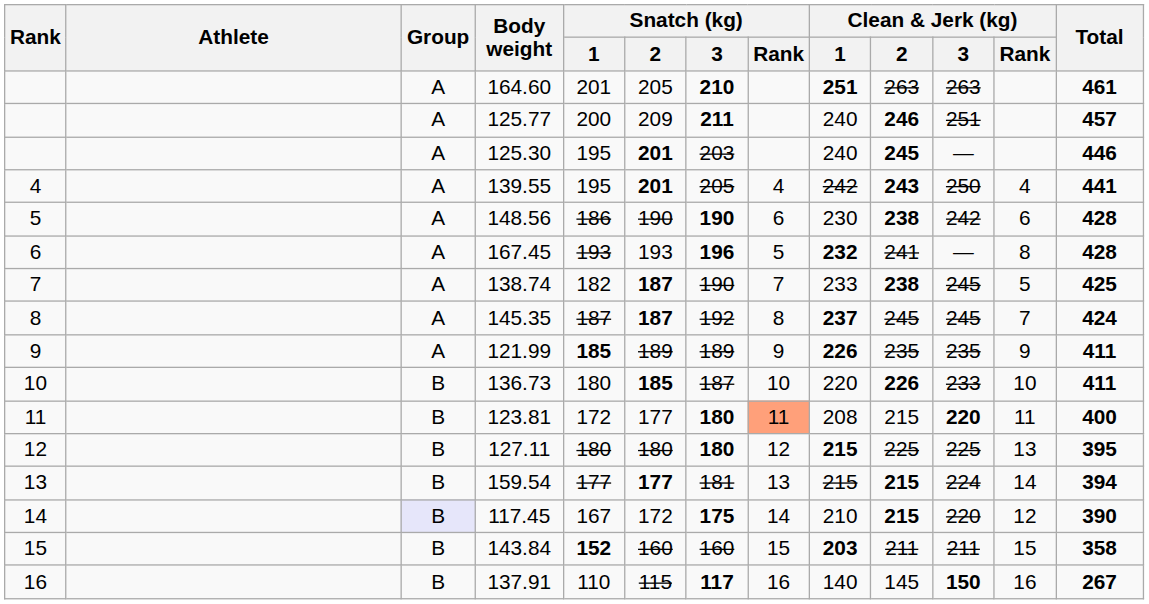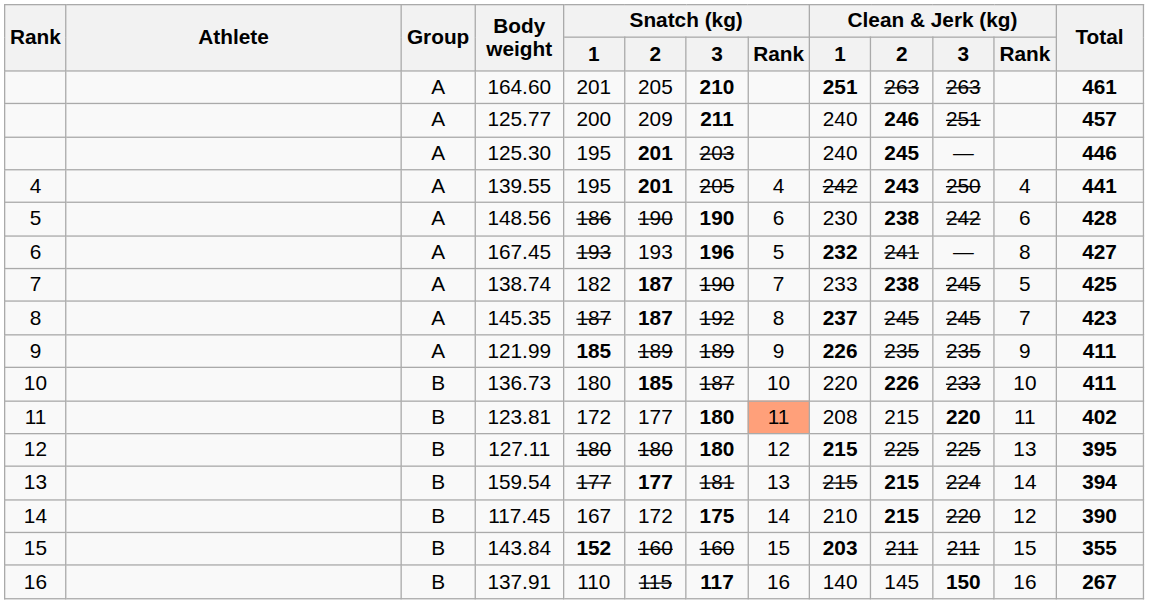(1099, 251) 428 -> (1099, 251) 427
(1099, 317) 424 -> (1099, 317) 423
(1099, 416) 400 -> (1099, 416) 402
(438, 515) lavender background -> (438, 515) no background
(1099, 548) 358 -> (1099, 548) 355
